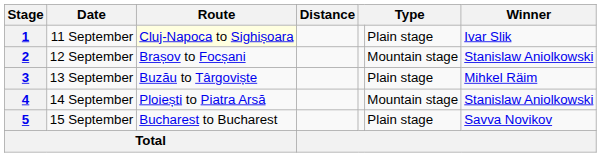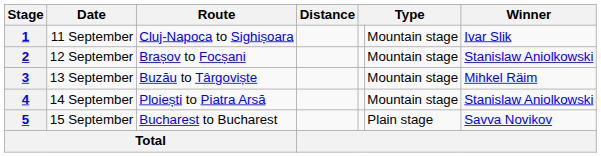(216, 36) lightyellow background -> (216, 36) no background
(400, 36) Plain stage -> (413, 36) Mountain stage
(400, 78) Plain stage -> (413, 78) Mountain stage
